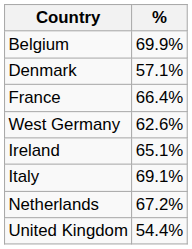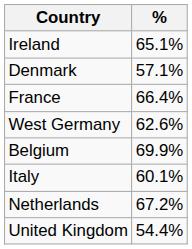rows swapped: (39, 44) <-> (34, 151)
(159, 177) 69.1% -> (159, 177) 60.1%
